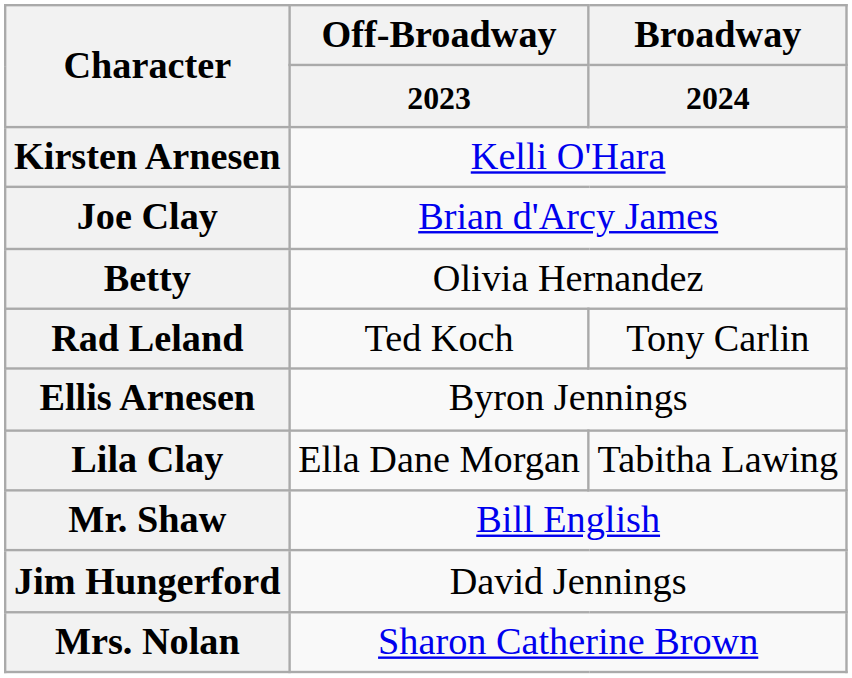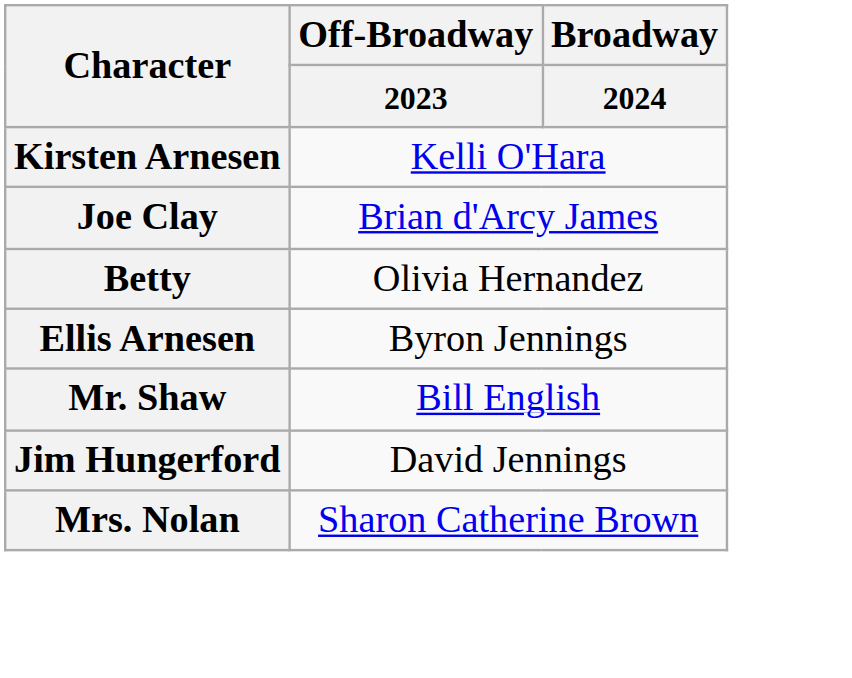- row: (147, 338)
- row: (147, 459)
